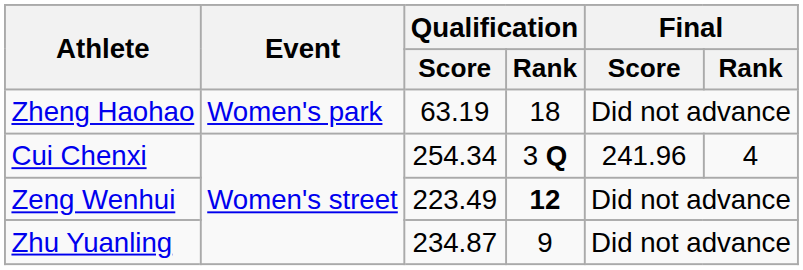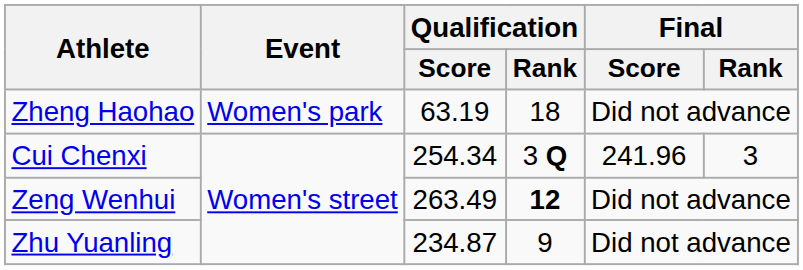(750, 156) 4 -> (750, 156) 3
(455, 199) 223.49 -> (455, 199) 263.49
